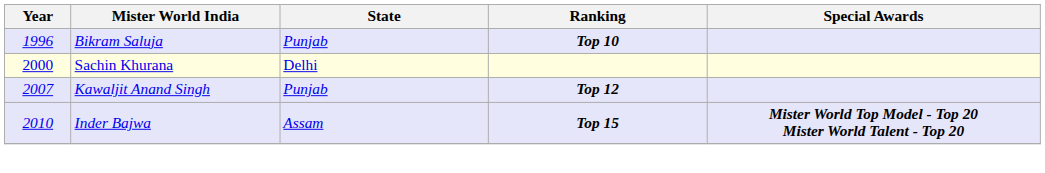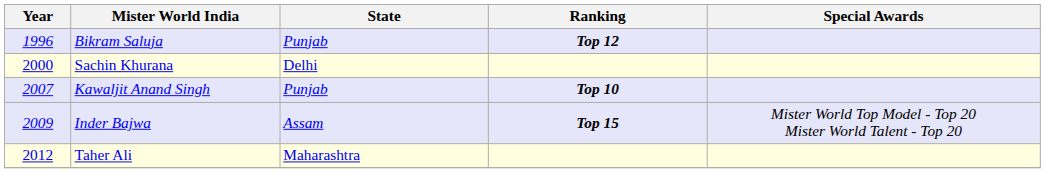(598, 41) Top 10 -> (598, 41) Top 12
(598, 89) Top 12 -> (598, 89) Top 10
(38, 122) 2010 -> (38, 122) 2009
(873, 122) bold -> (873, 122) normal
+ row: (103, 155)
